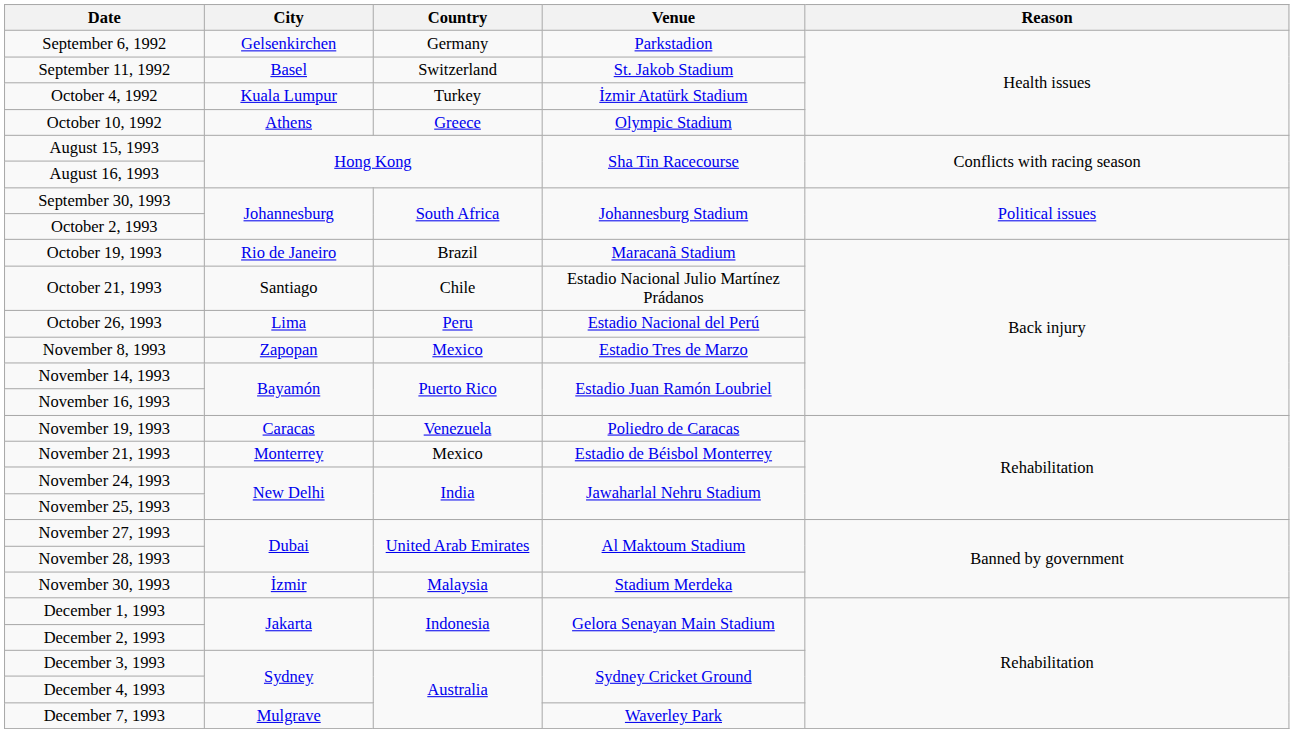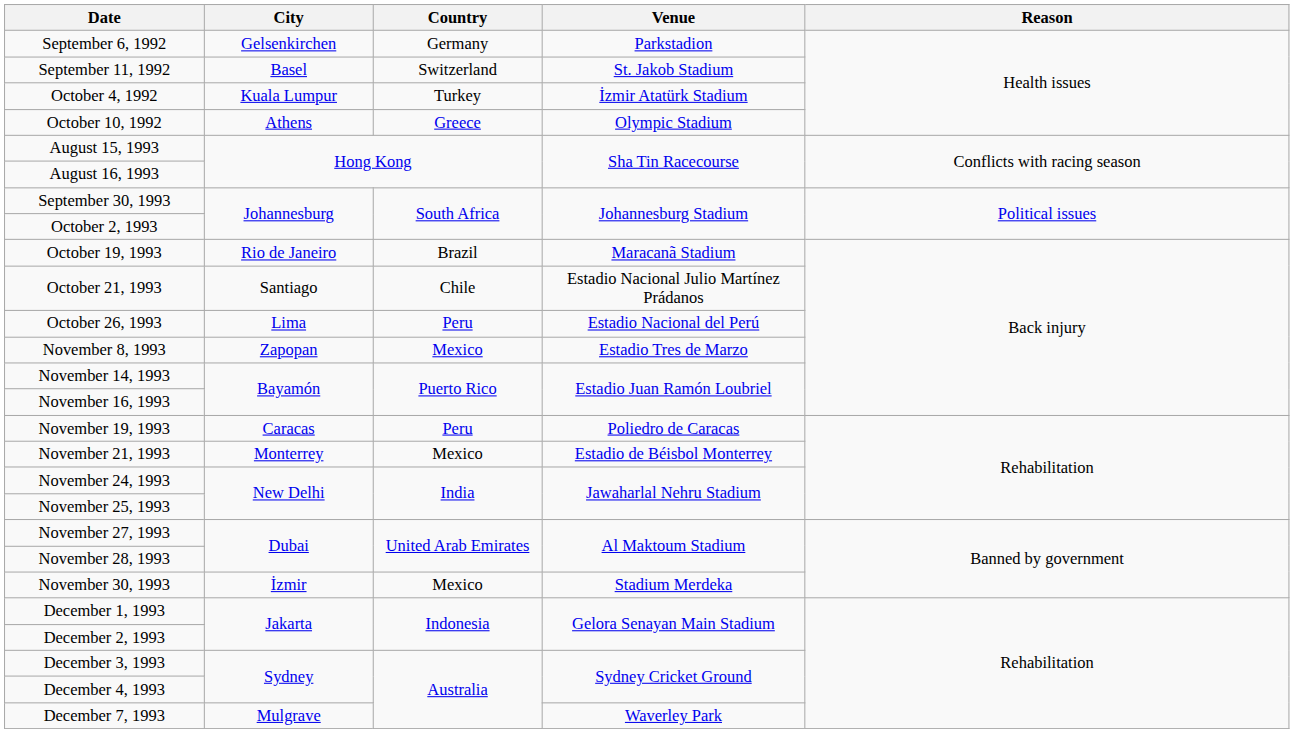(458, 428) Venezuela -> (458, 428) Peru
(458, 584) Malaysia -> (458, 584) Mexico
